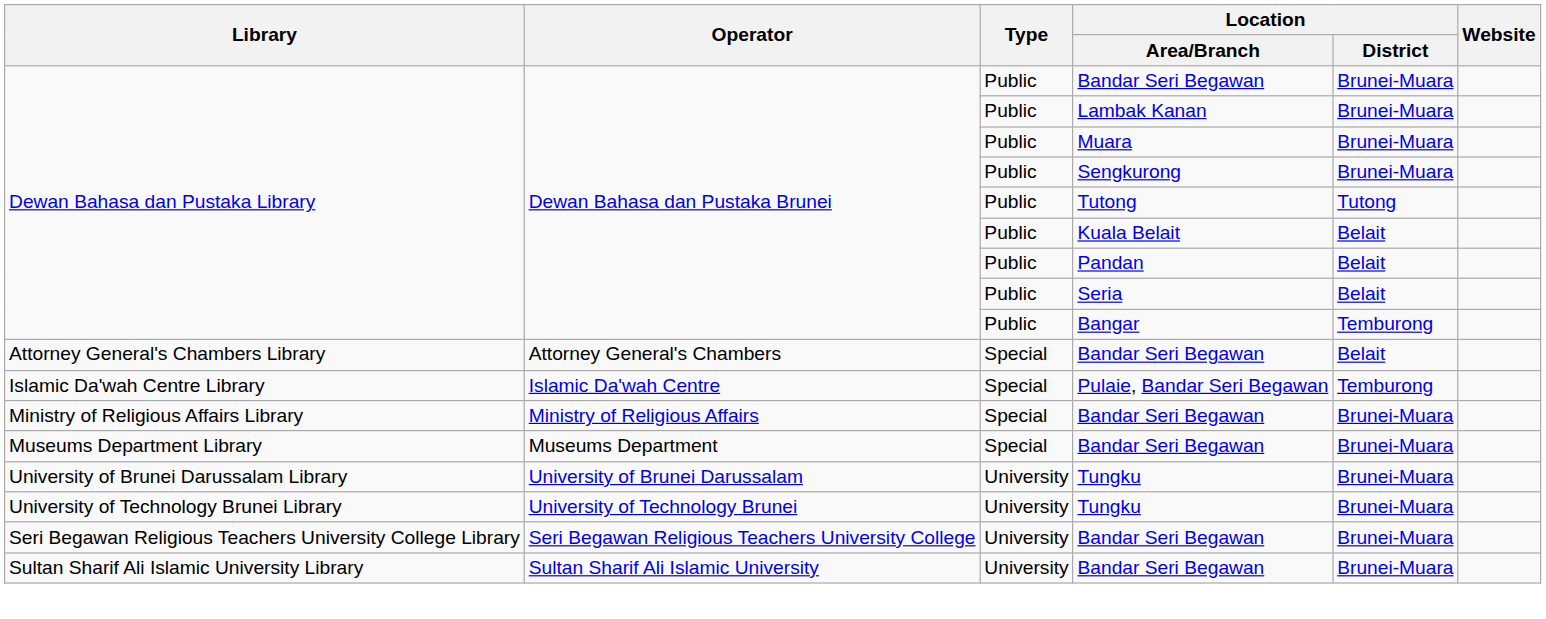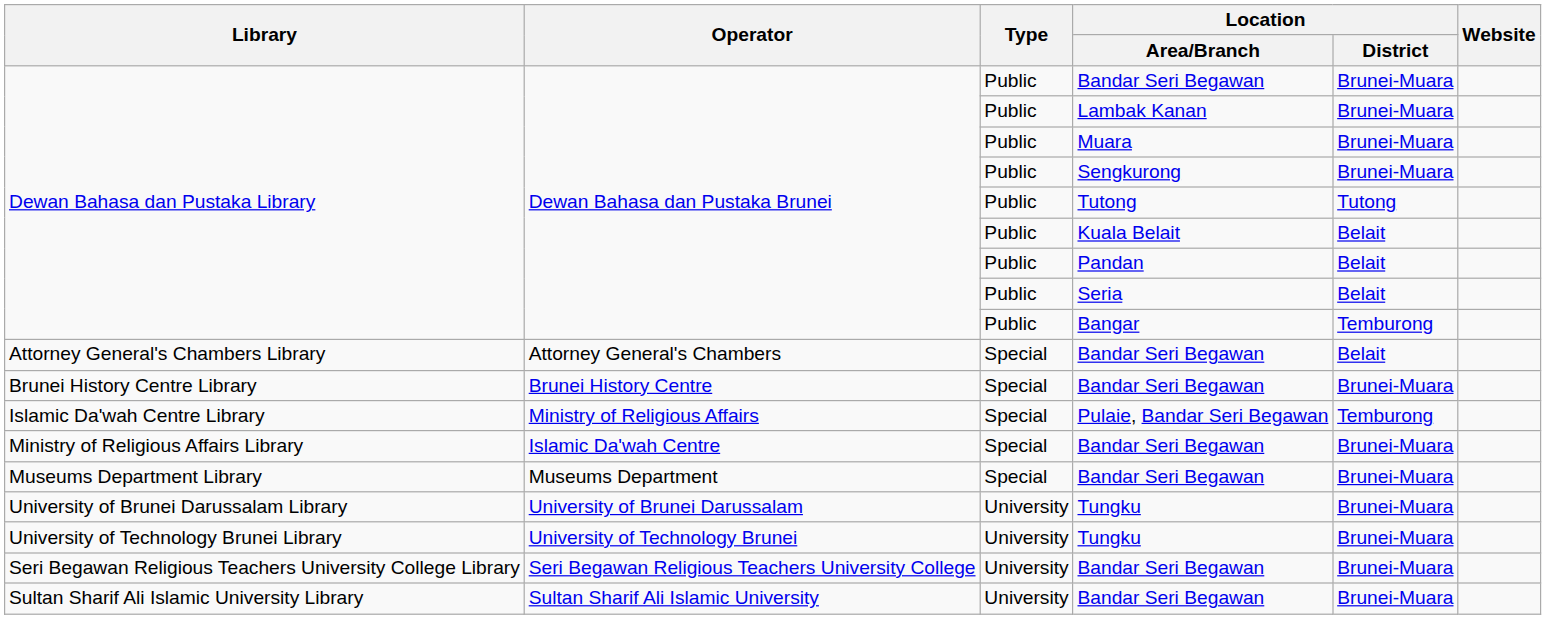+ row: (133, 385)
(624, 385) Islamic Da'wah Centre -> (644, 415) Ministry of Religious Affairs
(644, 415) Ministry of Religious Affairs -> (624, 446) Islamic Da'wah Centre
